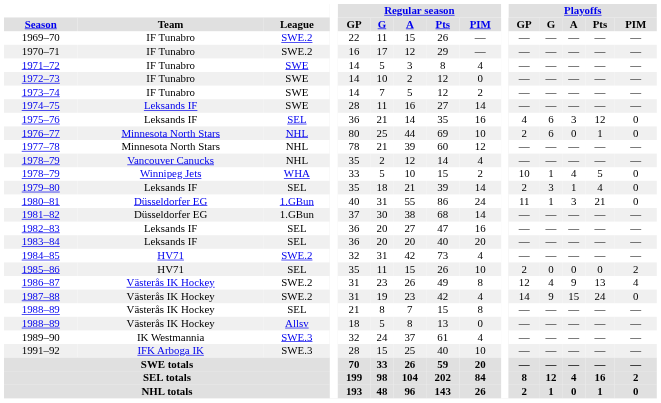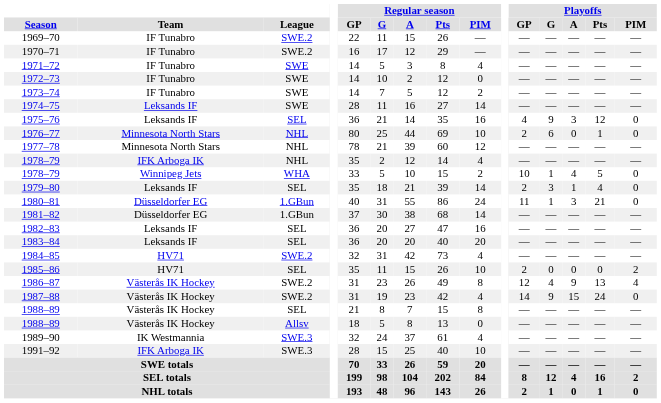(551, 119) 6 -> (551, 119) 9
(171, 160) Vancouver Canucks -> (171, 160) IFK Arboga IK
